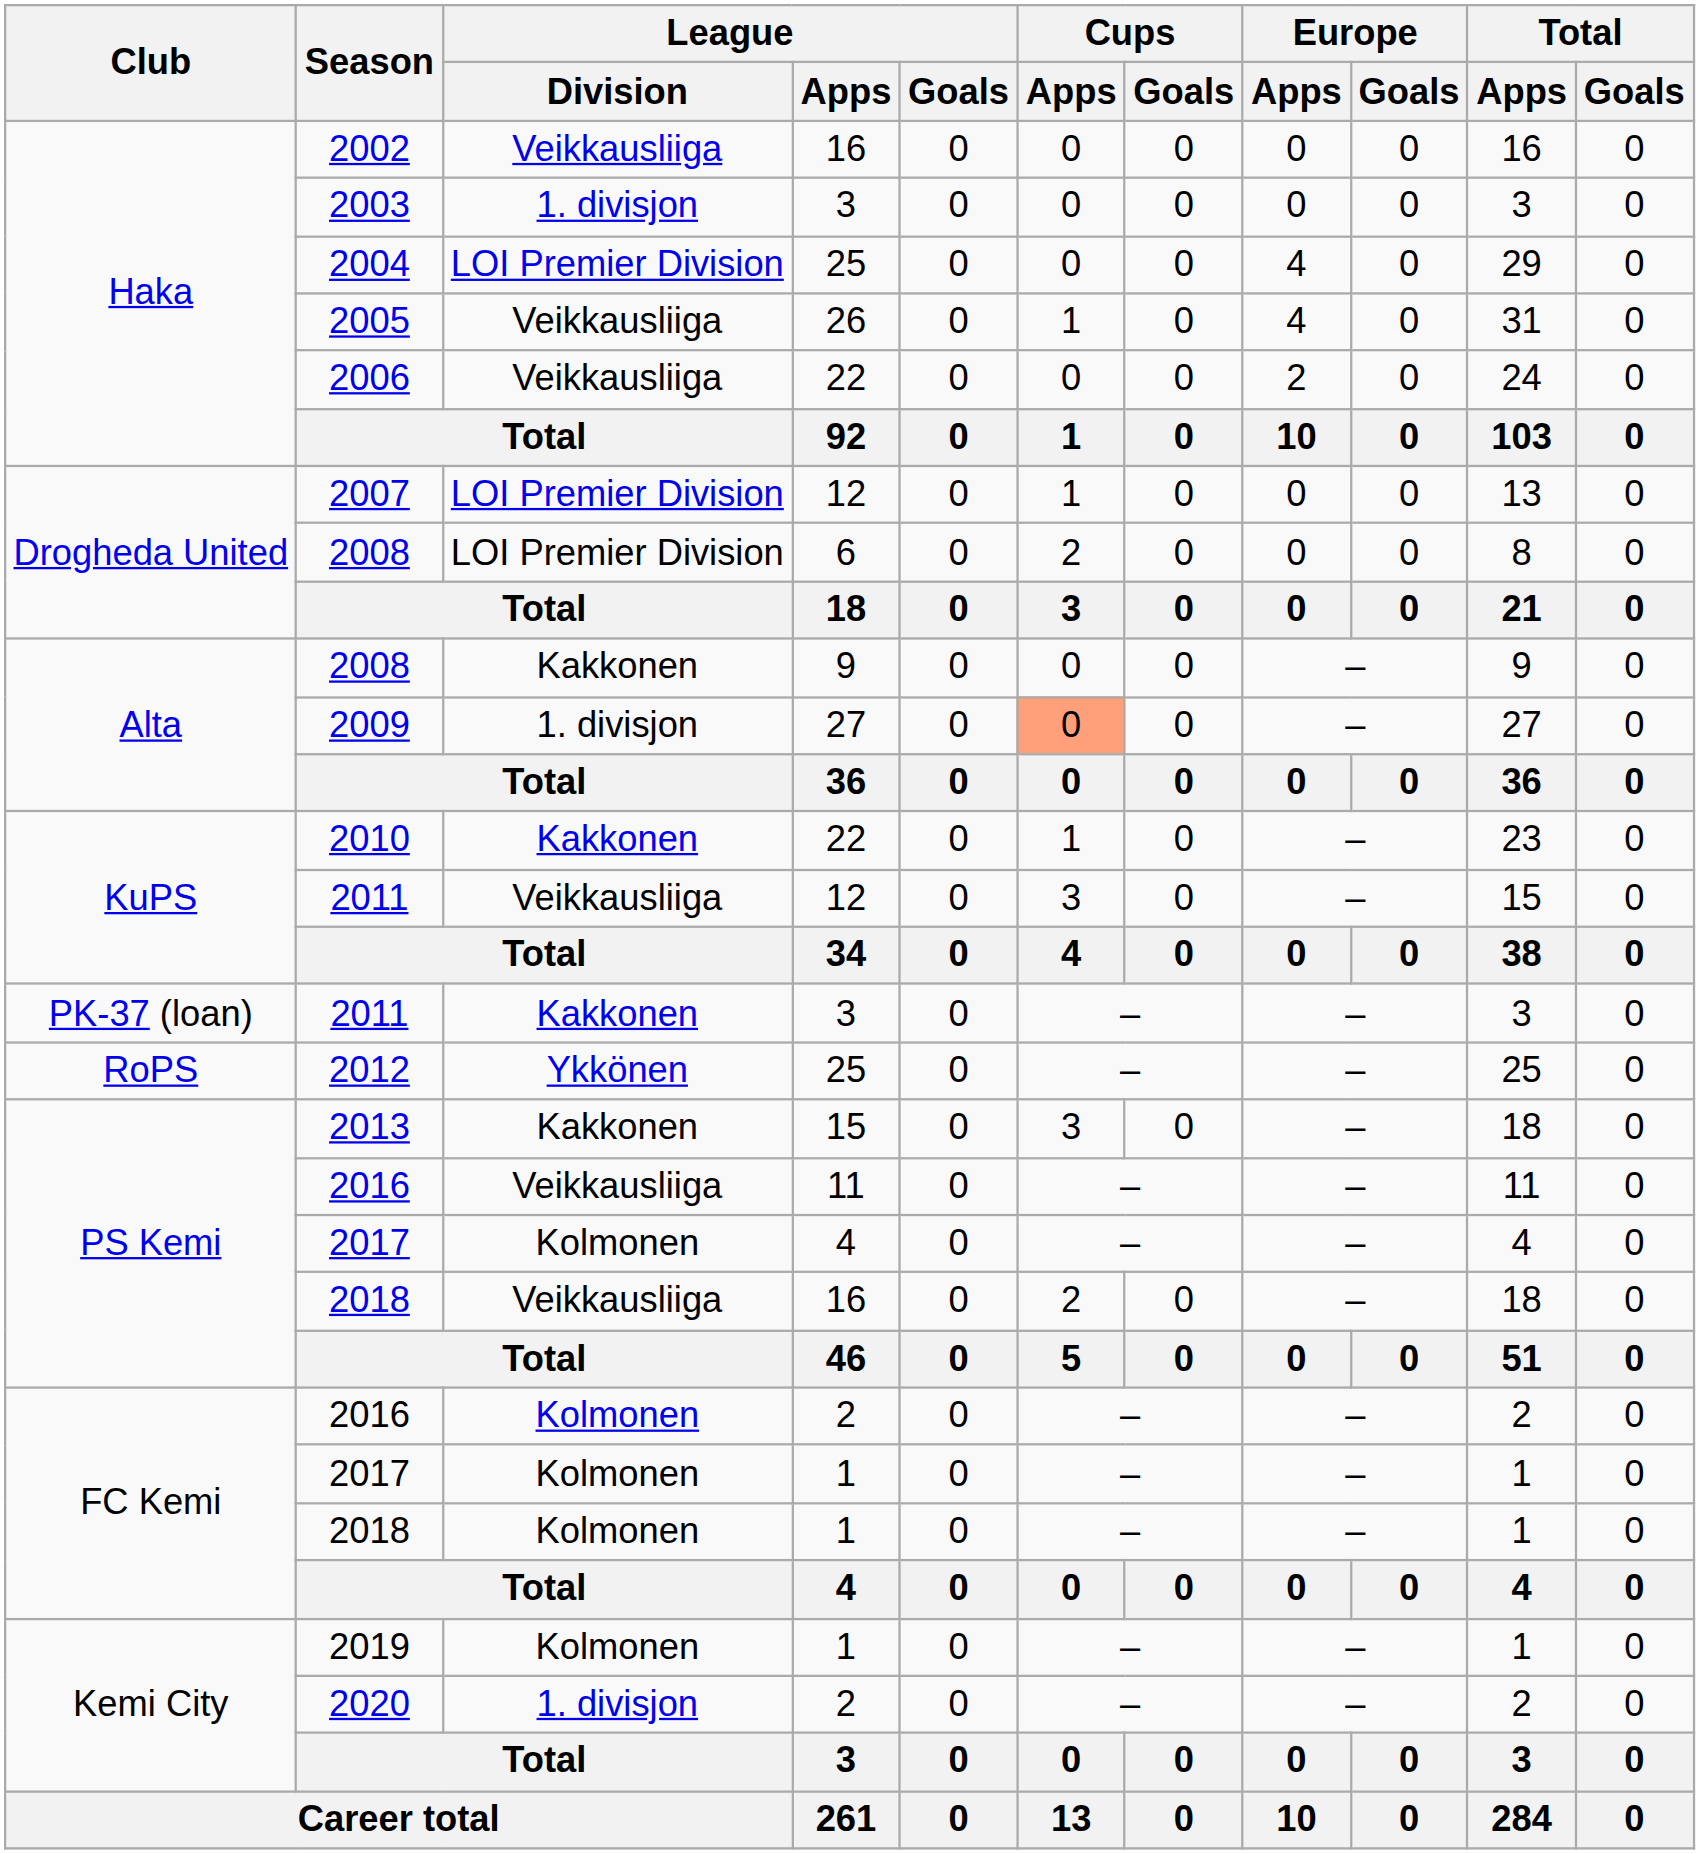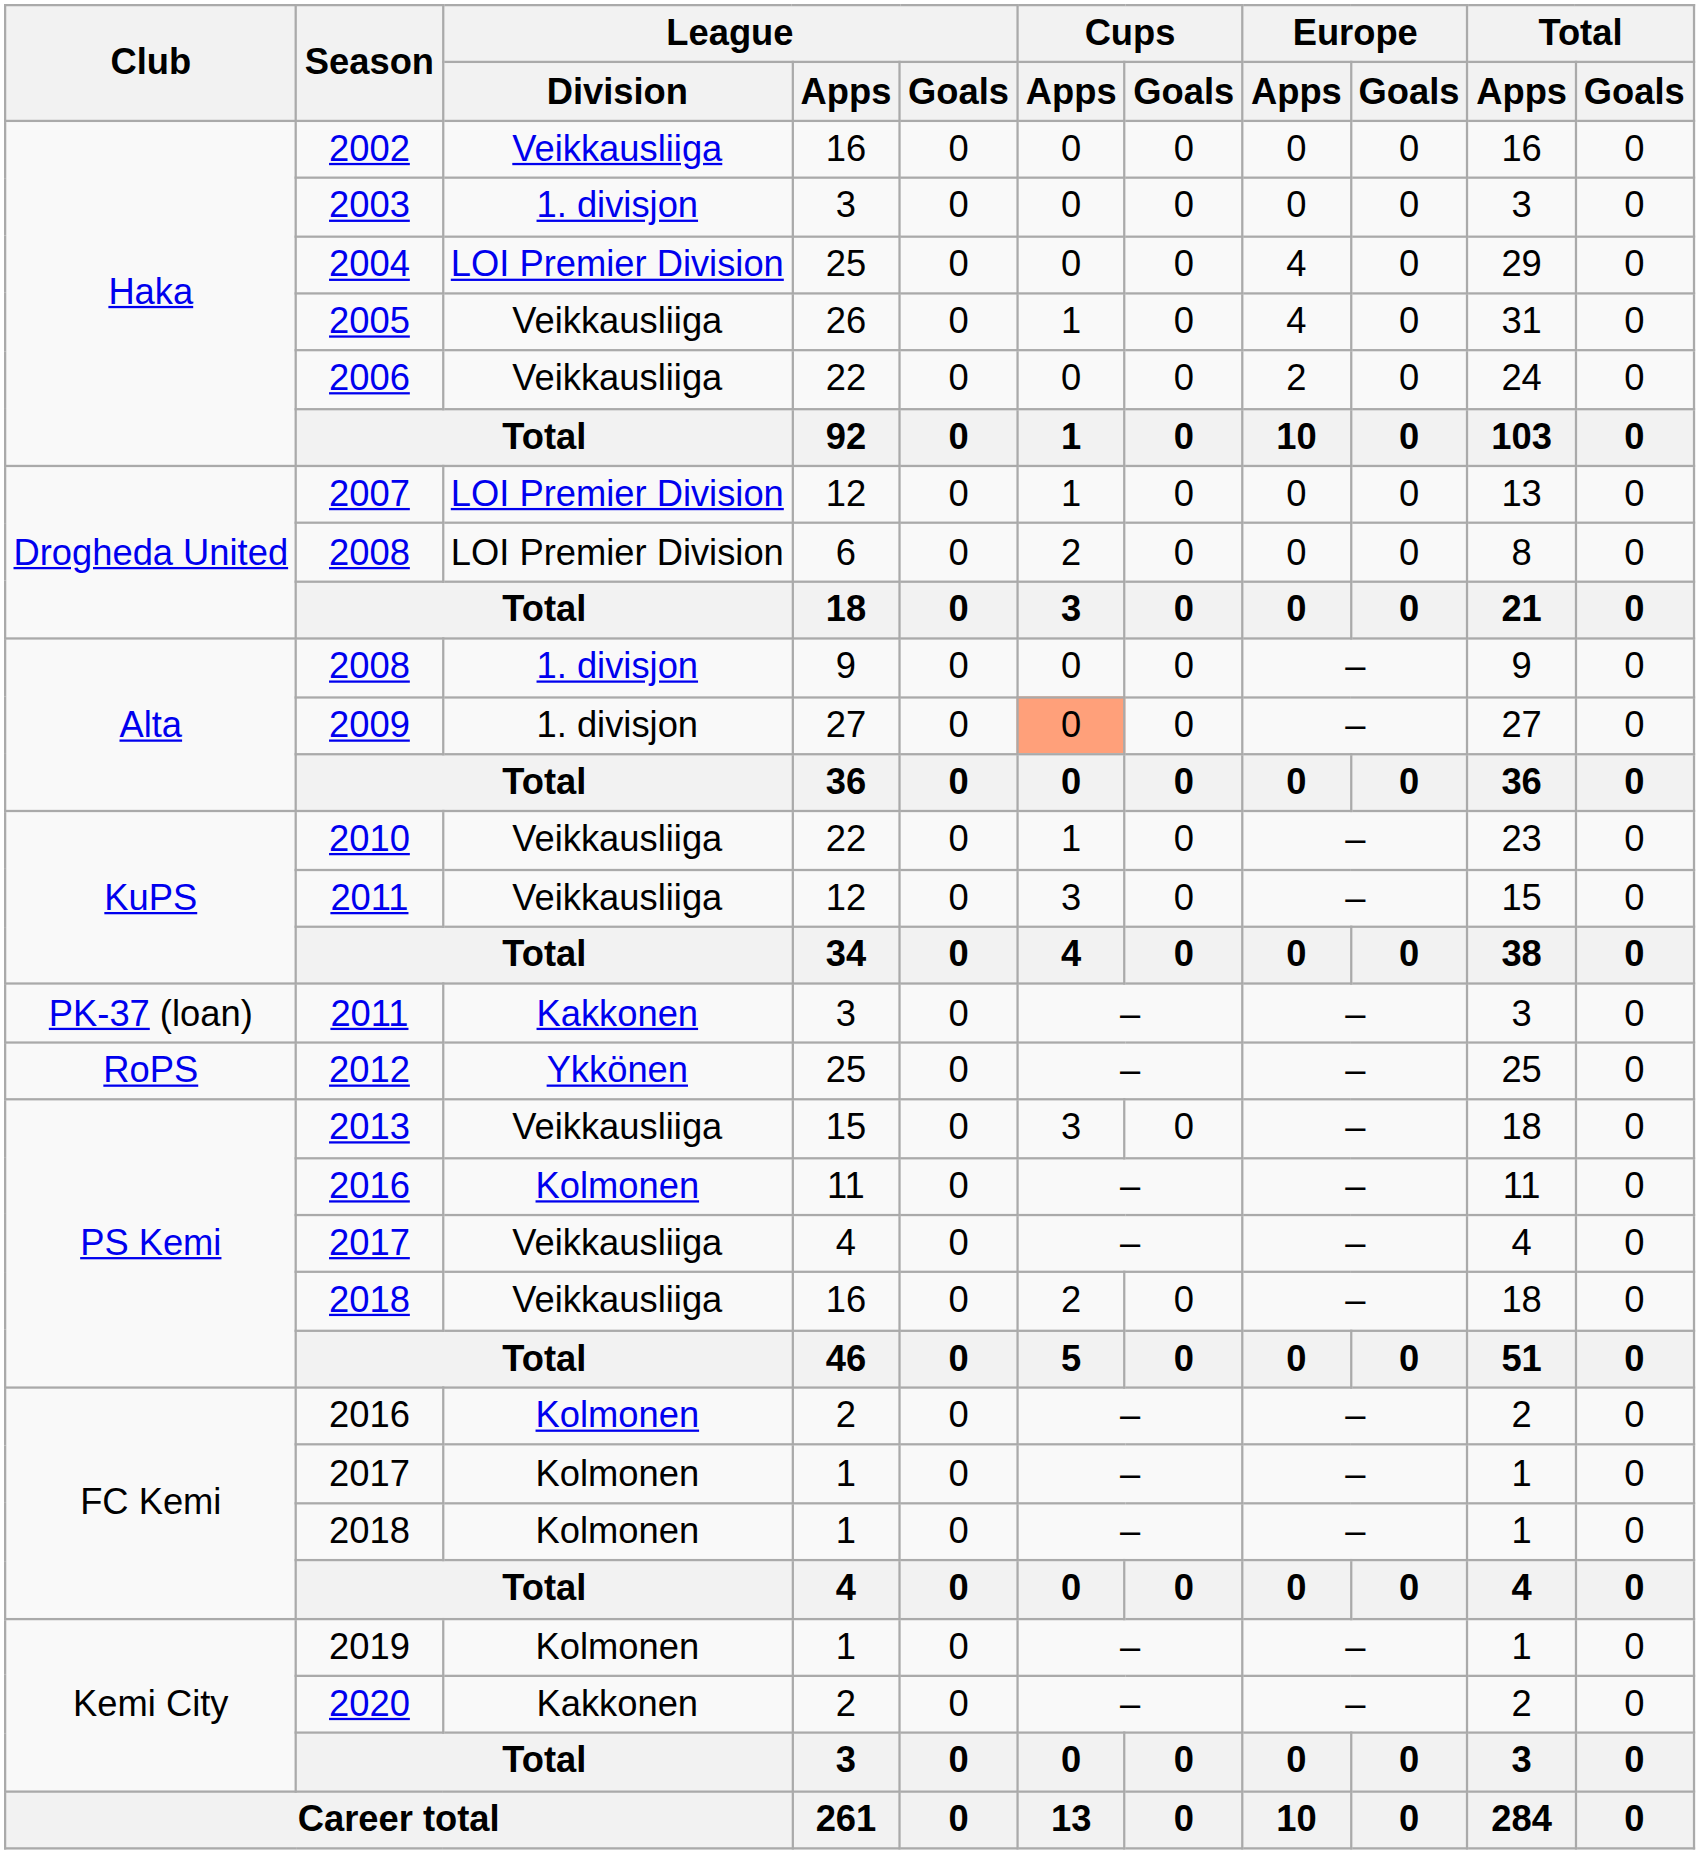(617, 666) Kakkonen -> (617, 666) 1. divisjon
(617, 839) Kakkonen -> (617, 839) Veikkausliiga
(617, 1127) Kakkonen -> (617, 1127) Veikkausliiga
(617, 1185) Veikkausliiga -> (617, 1185) Kolmonen
(617, 1242) Kolmonen -> (617, 1242) Veikkausliiga
(617, 1703) 1. divisjon -> (617, 1703) Kakkonen
